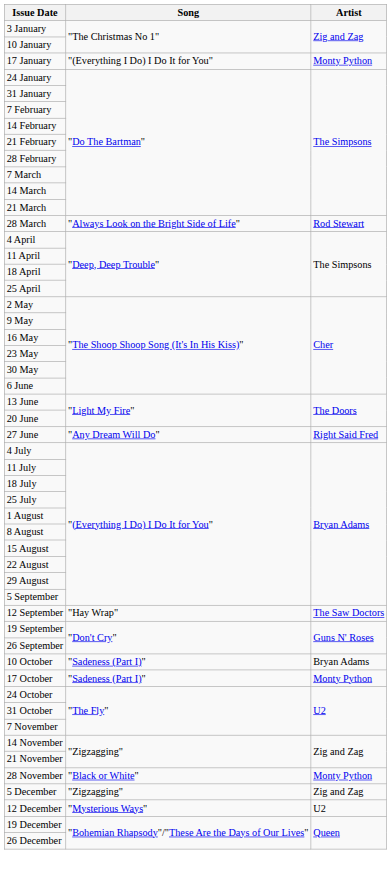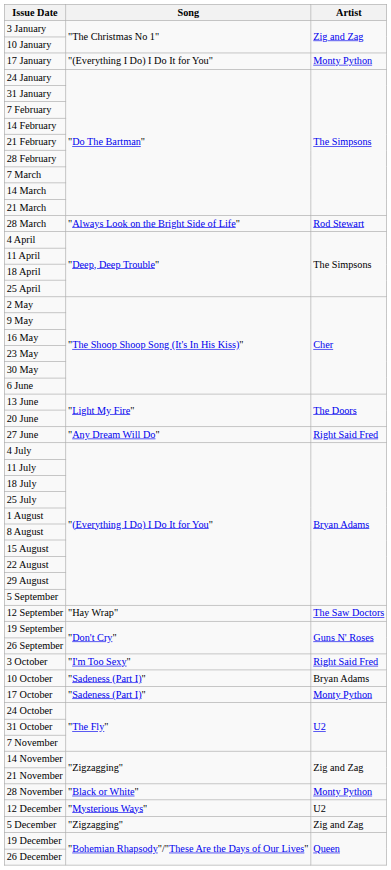+ row: (27, 662)
rows swapped: (32, 792) <-> (34, 808)
